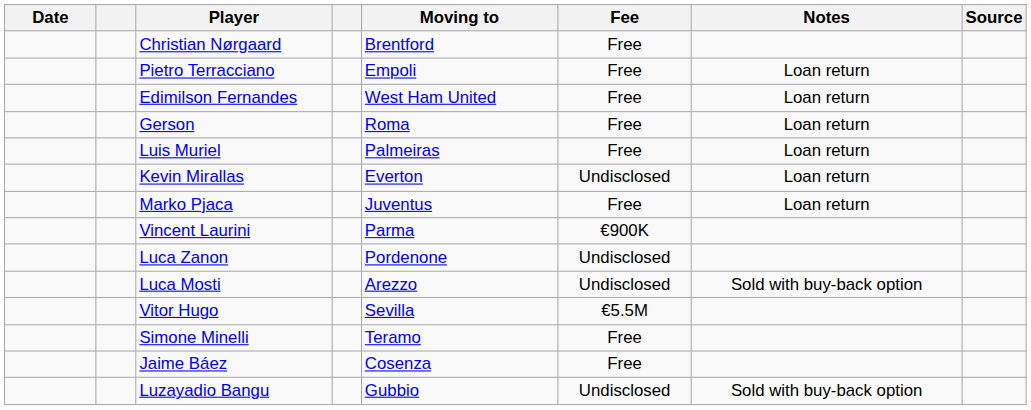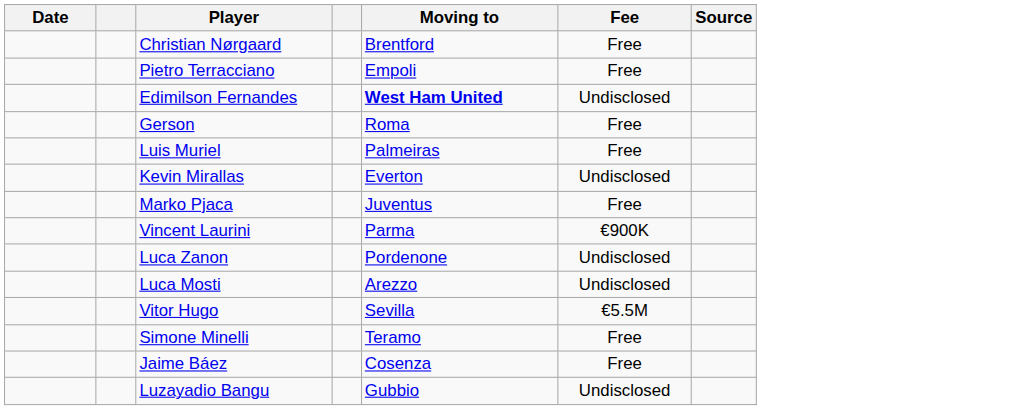- column: (827, 17)
(431, 97) normal -> (434, 97) bold
(625, 97) Free -> (625, 97) Undisclosed
